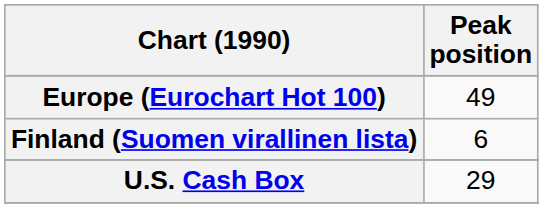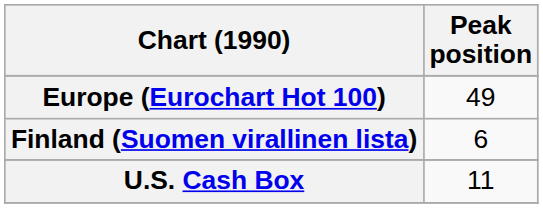(481, 180) 29 -> (481, 180) 11
